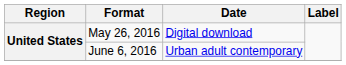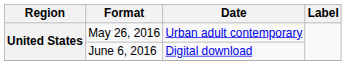(209, 32) Digital download -> (234, 32) Urban adult contemporary
(234, 51) Urban adult contemporary -> (209, 51) Digital download
